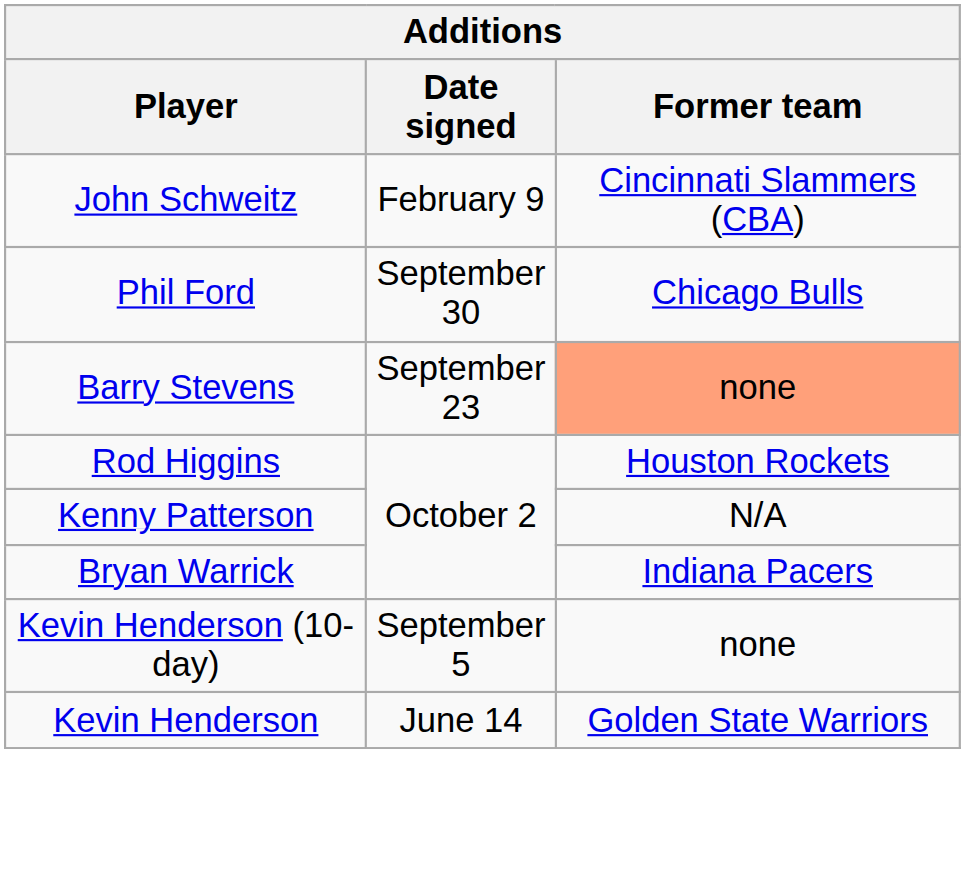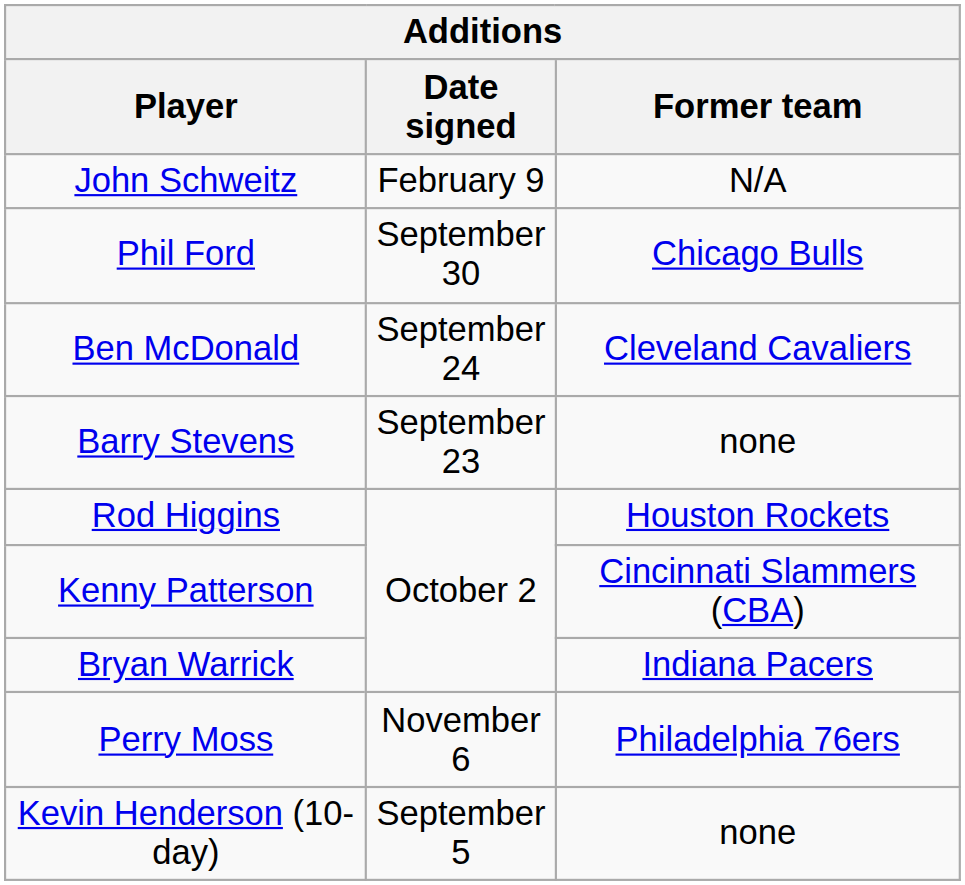(758, 199) Cincinnati Slammers (CBA) -> (758, 180) N/A
+ row: (186, 348)
(758, 387) lightsalmon background -> (758, 442) no background
(758, 516) N/A -> (758, 590) Cincinnati Slammers (CBA)
+ row: (186, 739)
- row: (186, 719)
